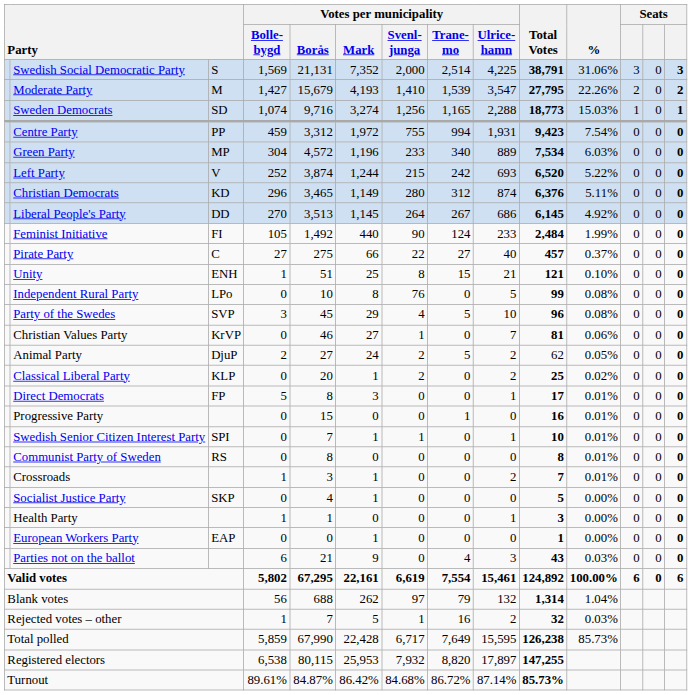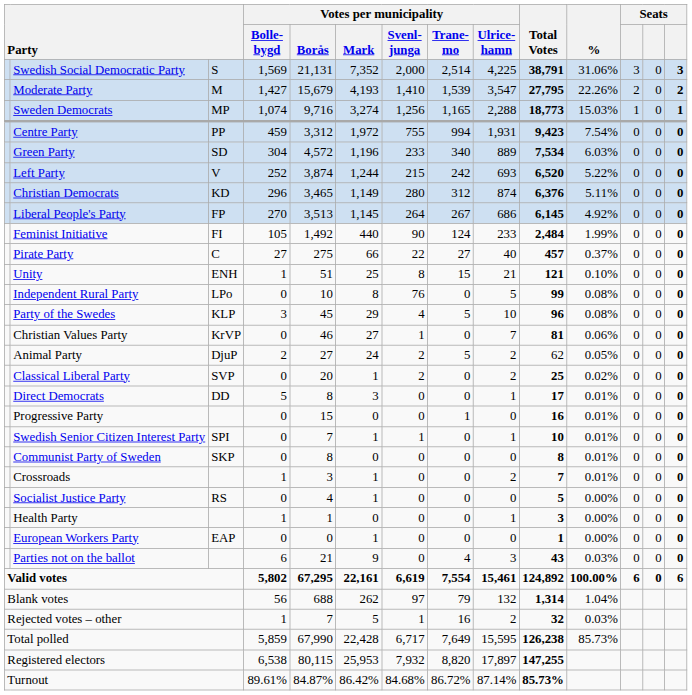(219, 110) SD -> (220, 110) MP
(220, 152) MP -> (219, 152) SD
(220, 213) DD -> (218, 213) FP
(223, 314) SVP -> (223, 314) KLP
(223, 375) KLP -> (223, 375) SVP
(218, 396) FP -> (220, 396) DD
(219, 456) RS -> (223, 456) SKP
(223, 497) SKP -> (219, 497) RS
